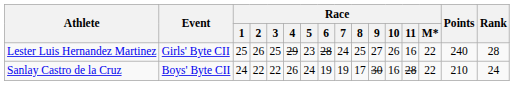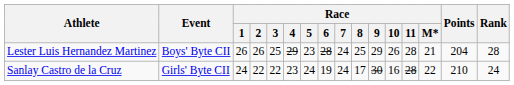(196, 52) Girls' Byte CII -> (196, 52) Boys' Byte CII
(242, 52) 25 -> (242, 52) 26
(377, 52) 27 -> (377, 52) 29
(411, 52) 16 -> (411, 52) 28
(430, 52) 22 -> (430, 52) 21
(459, 52) 240 -> (459, 52) 204
(196, 71) Boys' Byte CII -> (196, 71) Girls' Byte CII
(292, 71) 26 -> (292, 71) 23
(343, 71) 19 -> (343, 71) 24
